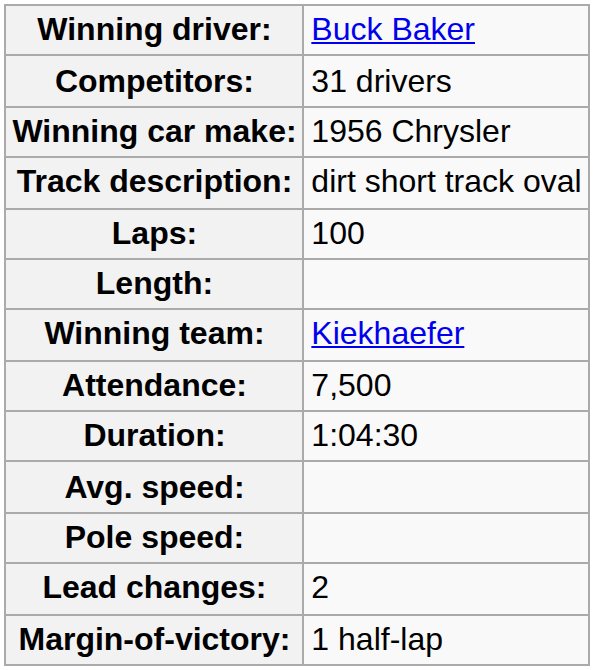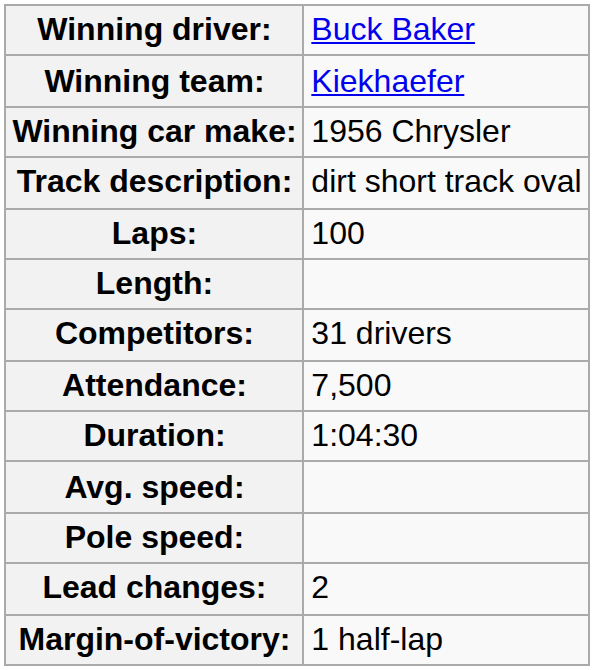rows swapped: (154, 334) <-> (154, 80)
